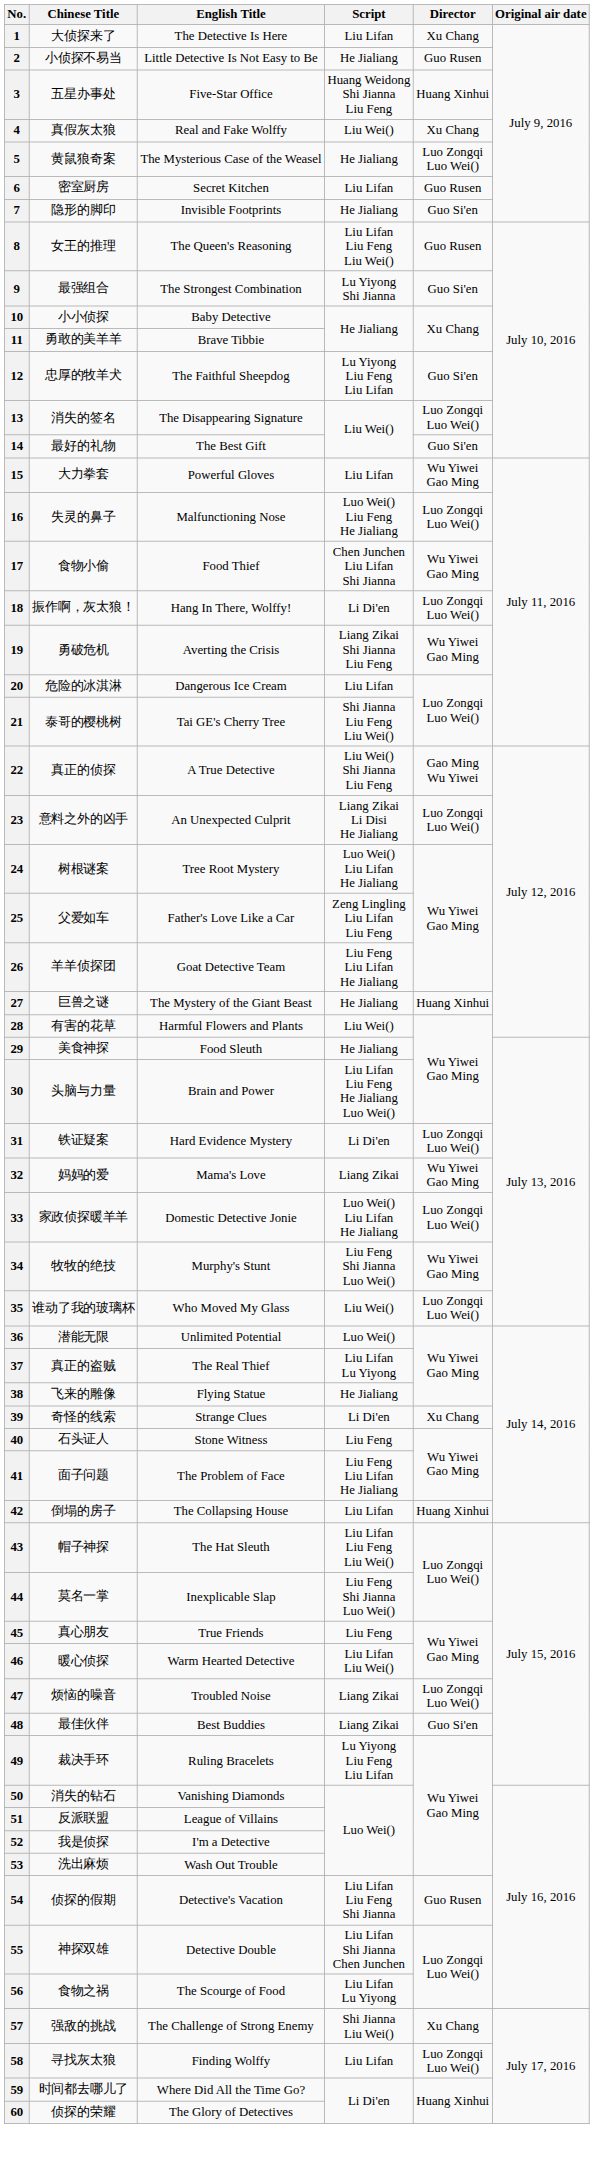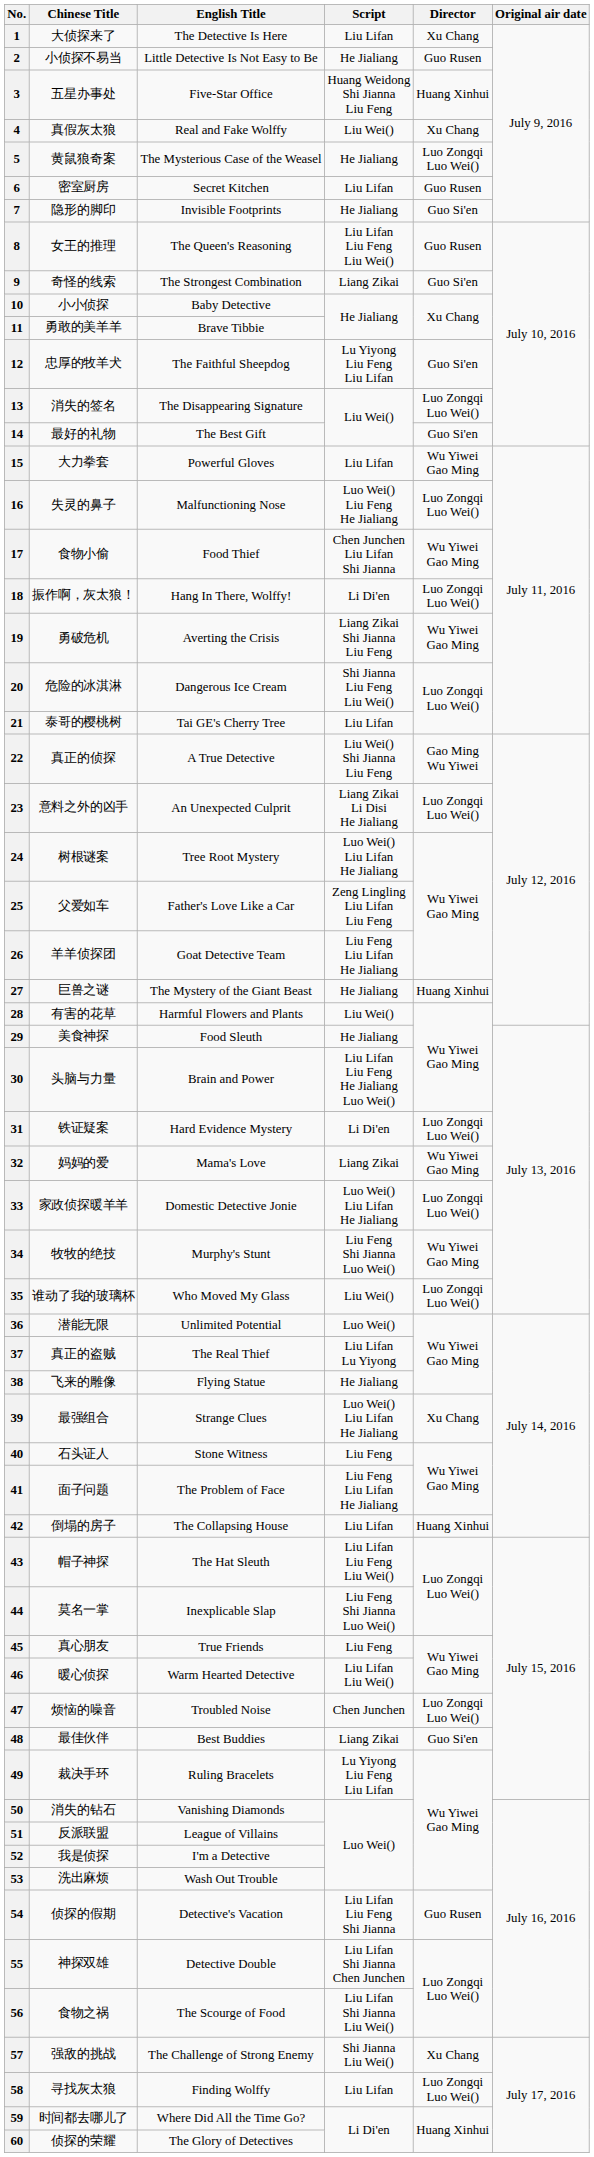(83, 288) 最强组合 -> (83, 282) 奇怪的线索
(369, 288) Lu Yiyong Shi Jianna -> (369, 282) Liang Zikai
(369, 685) Liu Lifan -> (369, 687) Shi Jianna Liu Feng Liu Wei()
(369, 721) Shi Jianna Liu Feng Liu Wei() -> (369, 722) Liu Lifan
(83, 1416) 奇怪的线索 -> (83, 1417) 最强组合
(369, 1417) Li Di'en -> (369, 1418) Luo Wei() Liu Lifan He Jialiang
(369, 1695) Liang Zikai -> (369, 1710) Chen Junchen
(369, 1991) Liu Lifan Lu Yiyong -> (369, 2013) Liu Lifan Shi Jianna Liu Wei()
